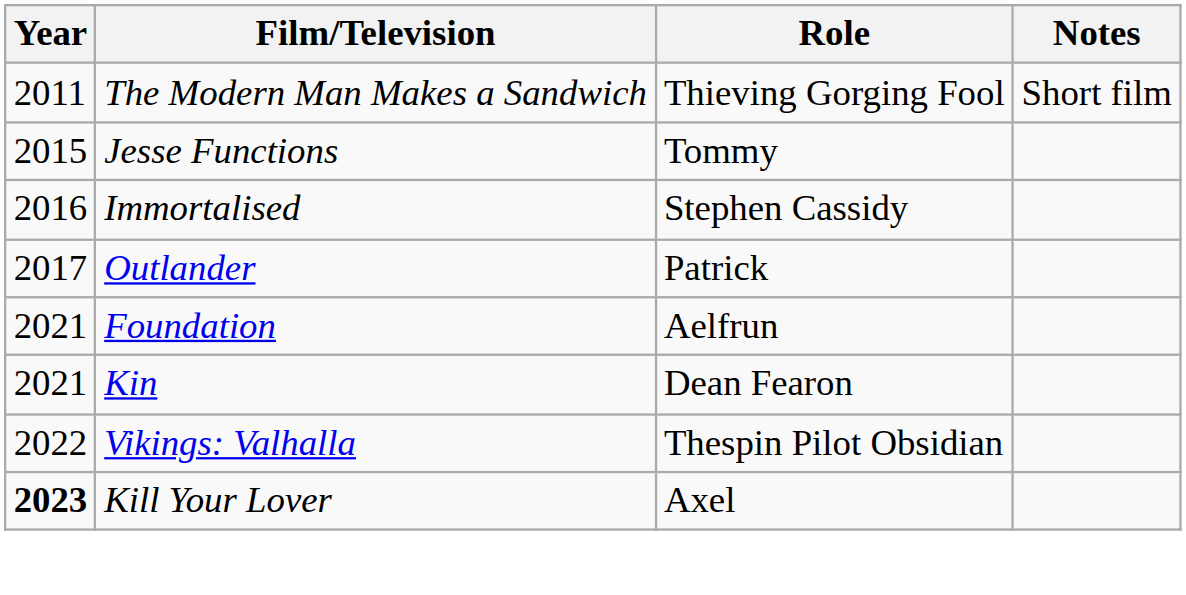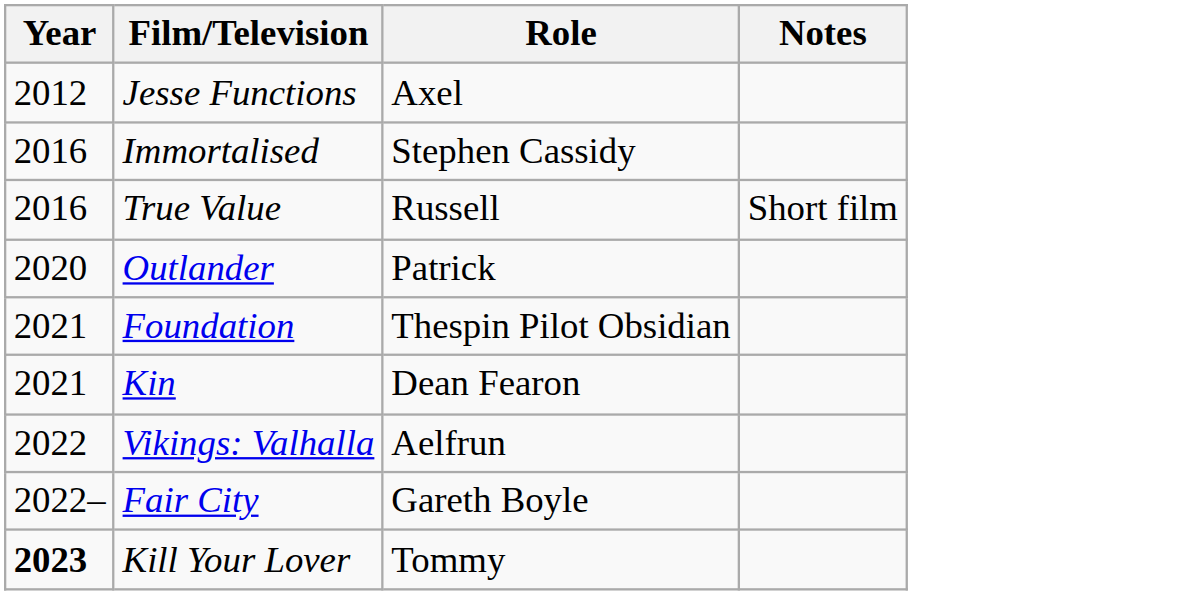- row: (376, 92)
(50, 150) 2015 -> (50, 92) 2012
(721, 150) Tommy -> (427, 92) Axel
+ row: (202, 208)
(50, 267) 2017 -> (50, 267) 2020
(721, 325) Aelfrun -> (561, 325) Thespin Pilot Obsidian
(834, 442) Thespin Pilot Obsidian -> (449, 442) Aelfrun
+ row: (191, 500)
(700, 500) Axel -> (448, 558) Tommy
